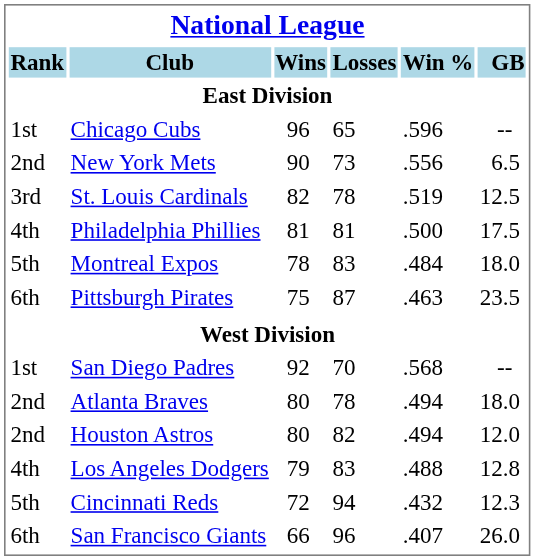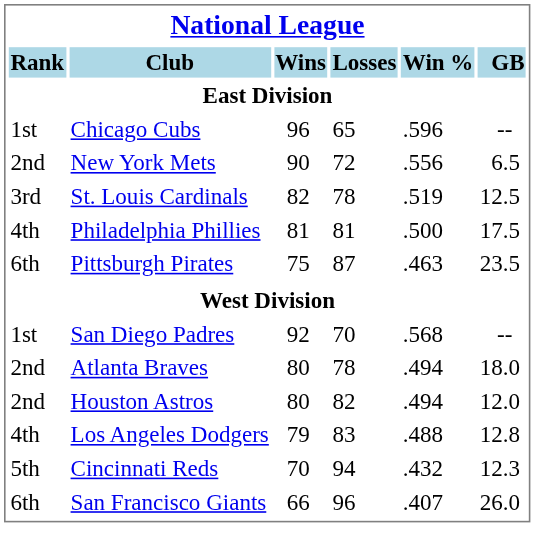(344, 162) 73 -> (344, 162) 72
- row: (144, 263)
(292, 502) 72 -> (292, 468) 70
